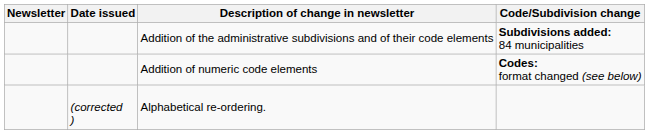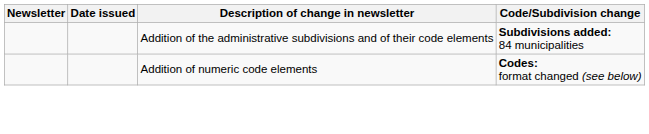- row: (203, 107)
